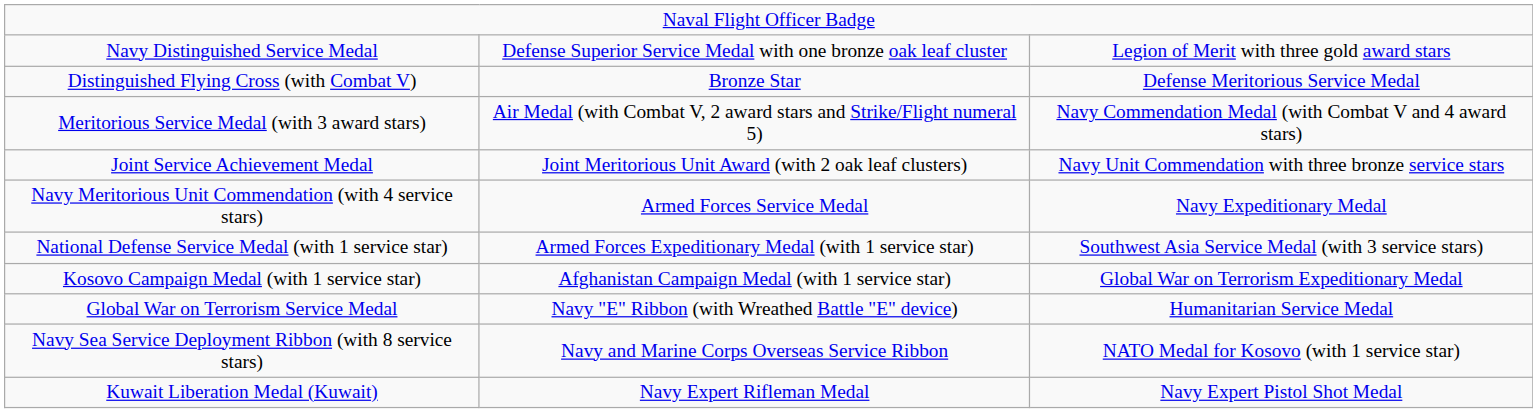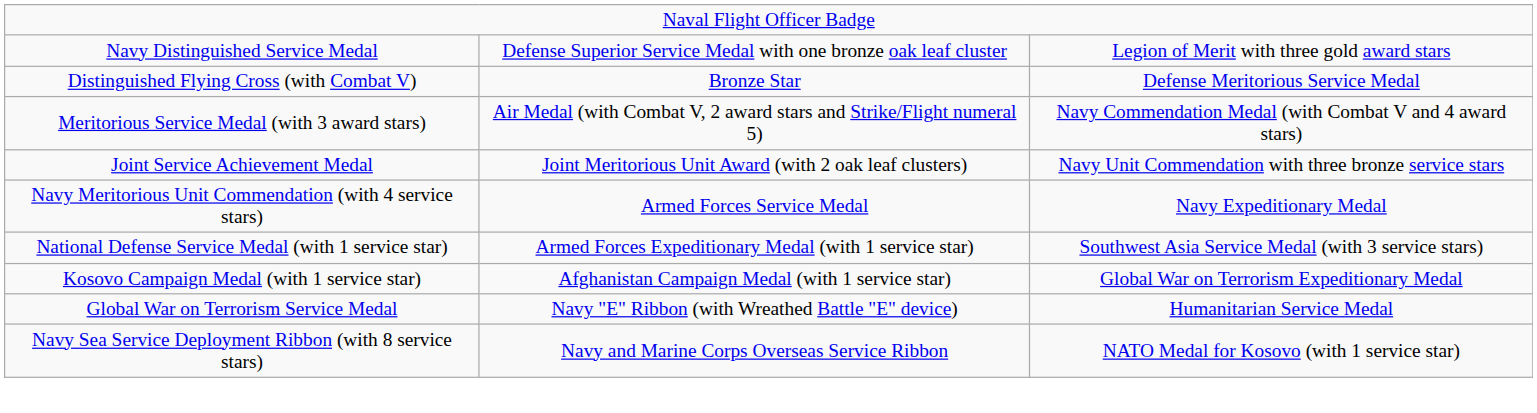- row: (242, 392)
